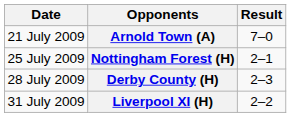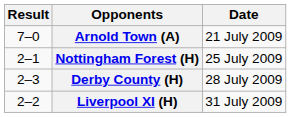columns swapped: (46, 15) <-> (262, 15)
